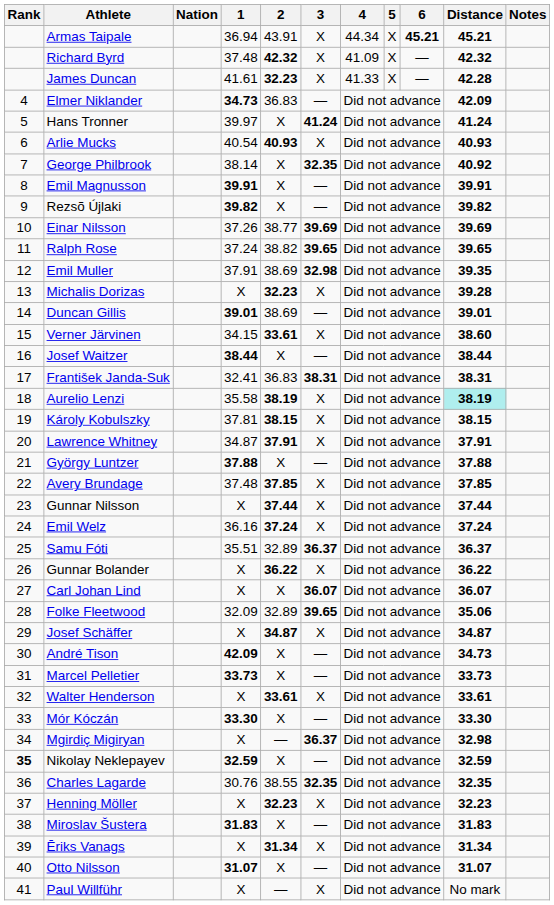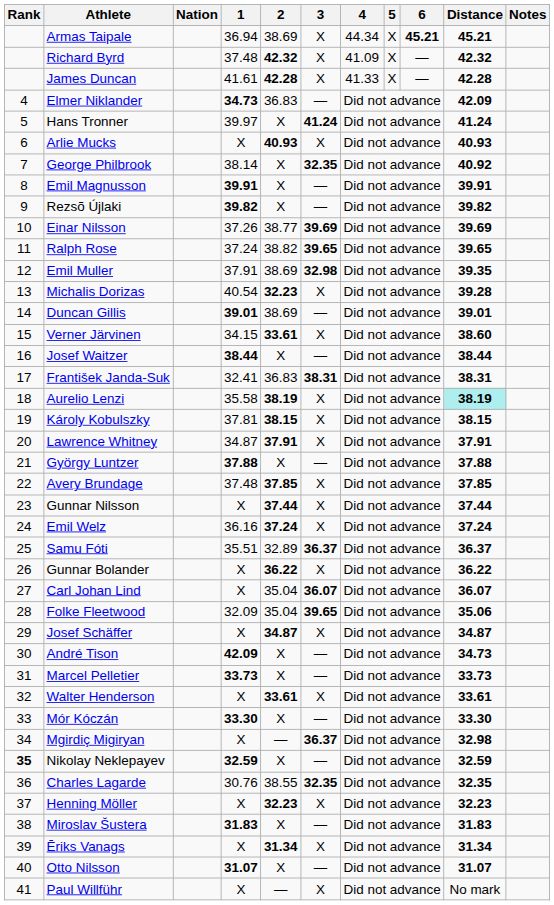(281, 36) 43.91 -> (281, 36) 38.69
(281, 79) 32.23 -> (281, 79) 42.28
(241, 143) 40.54 -> (241, 143) X
(241, 292) X -> (241, 292) 40.54
(281, 590) X -> (281, 590) 35.04
(281, 611) 32.89 -> (281, 611) 35.04
